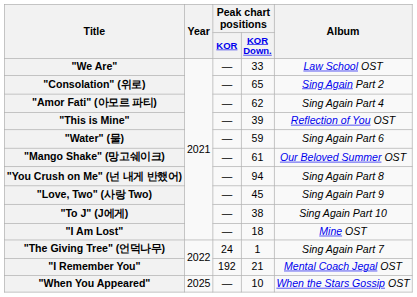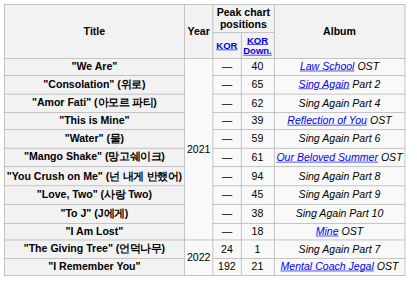(257, 67) 33 -> (257, 67) 40
- row: (94, 283)
